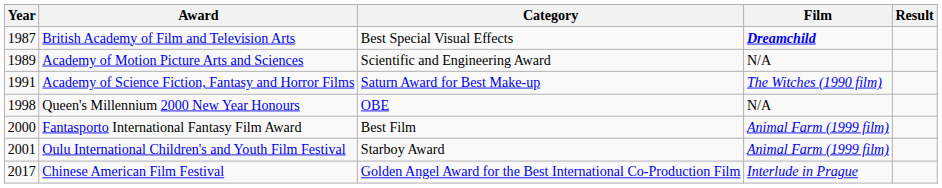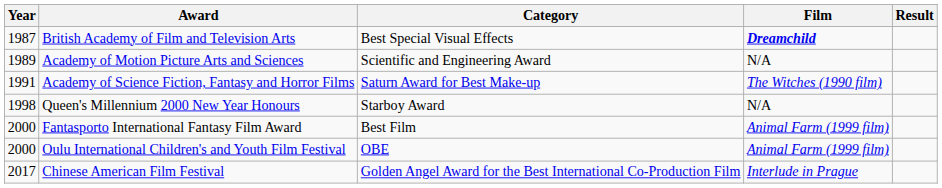(375, 104) OBE -> (403, 104) Starboy Award
(22, 149) 2001 -> (22, 149) 2000
(403, 149) Starboy Award -> (375, 149) OBE
